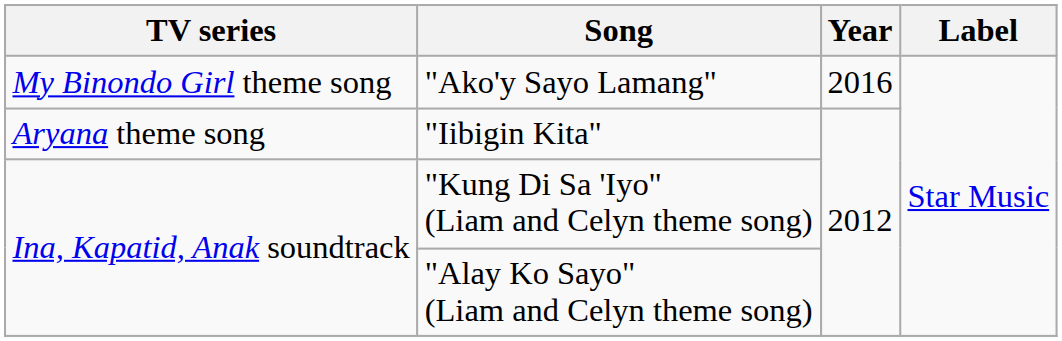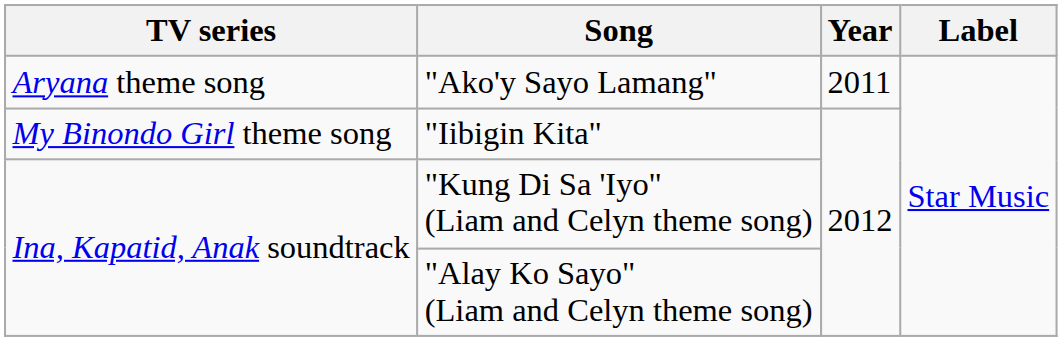(202, 81) My Binondo Girl theme song -> (139, 81) Aryana theme song
(860, 81) 2016 -> (859, 81) 2011
(139, 133) Aryana theme song -> (202, 133) My Binondo Girl theme song
